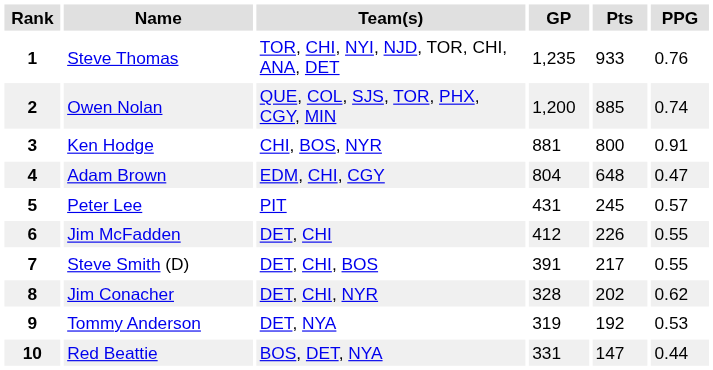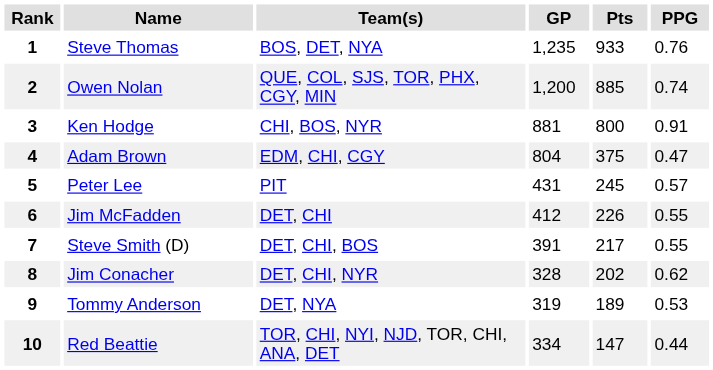(383, 57) TOR, CHI, NYI, NJD, TOR, CHI, ANA, DET -> (321, 47) BOS, DET, NYA
(610, 175) 648 -> (610, 155) 375
(610, 323) 192 -> (610, 304) 189
(321, 353) BOS, DET, NYA -> (383, 343) TOR, CHI, NYI, NJD, TOR, CHI, ANA, DET
(547, 353) 331 -> (547, 343) 334
